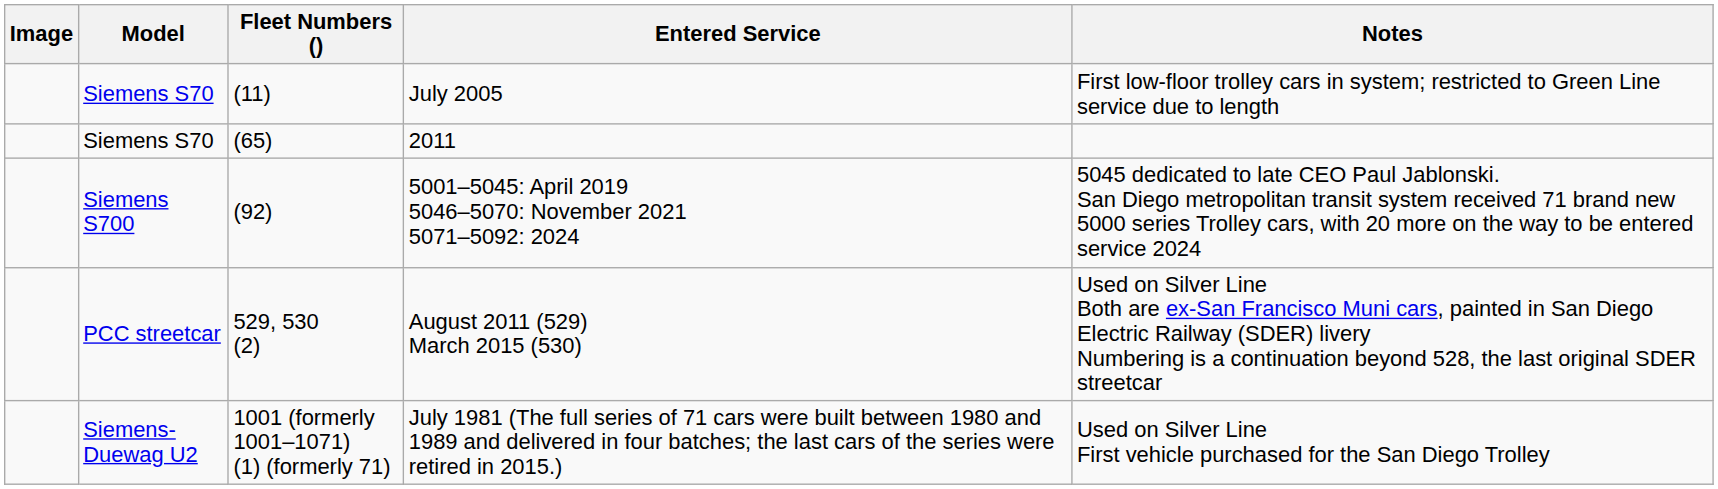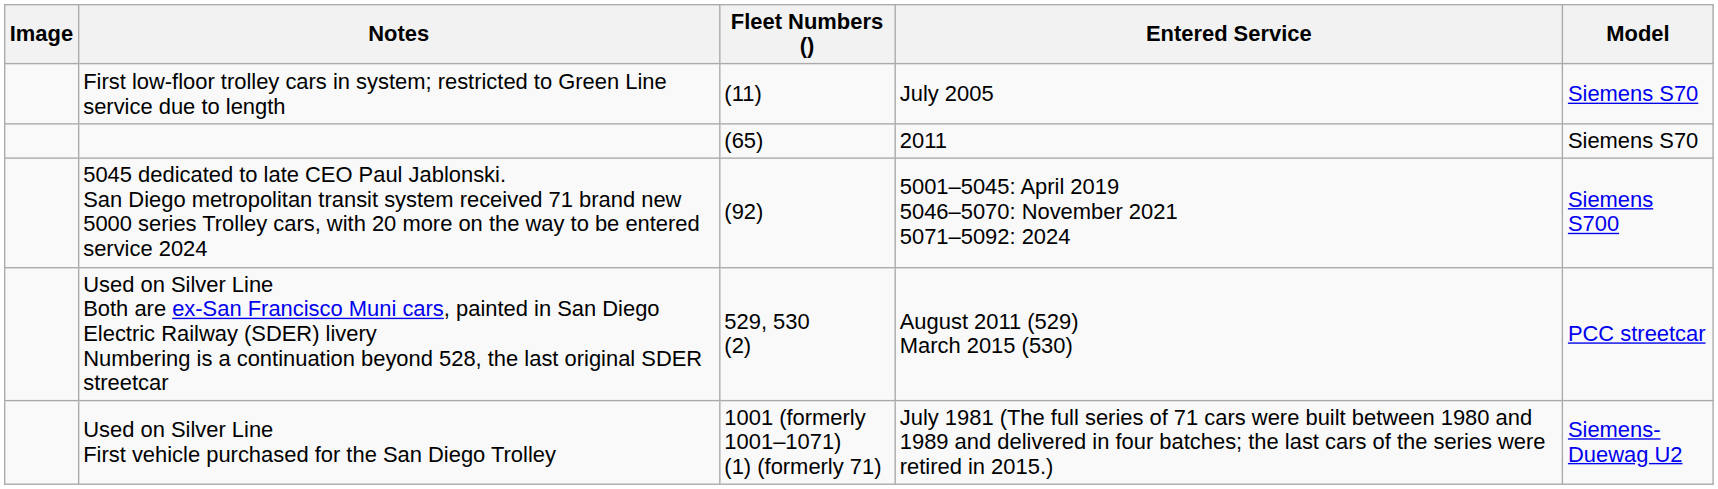columns swapped: (153, 34) <-> (1392, 34)
